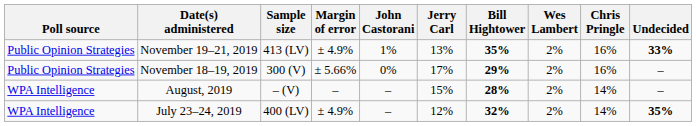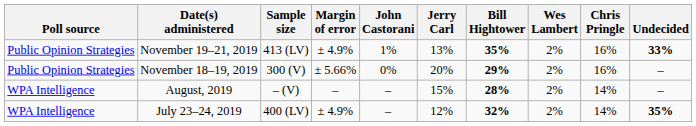(442, 70) 17% -> (442, 70) 20%
